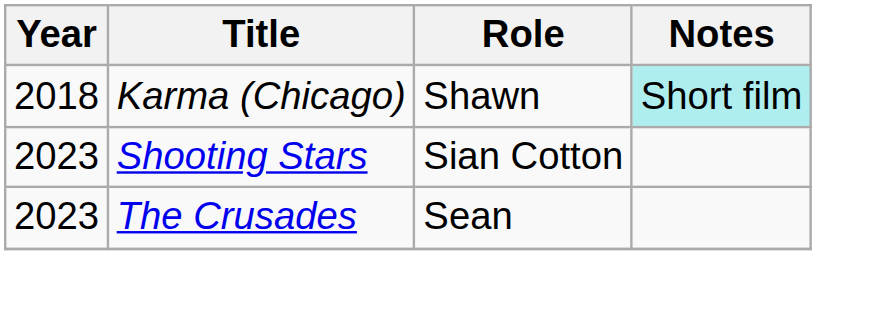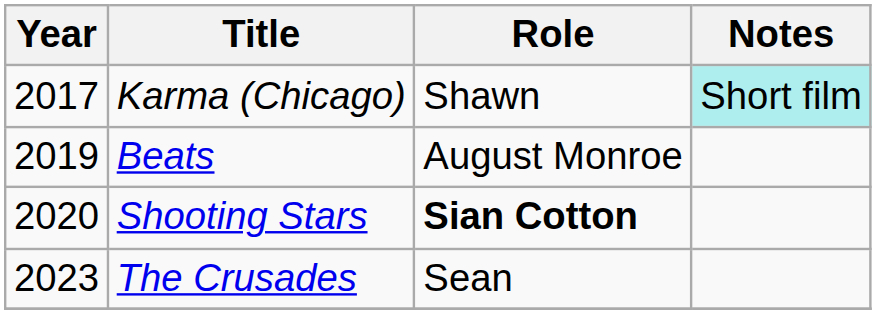(57, 95) 2018 -> (57, 95) 2017
+ row: (166, 156)
(57, 156) 2023 -> (57, 216) 2020
(523, 156) normal -> (531, 216) bold
